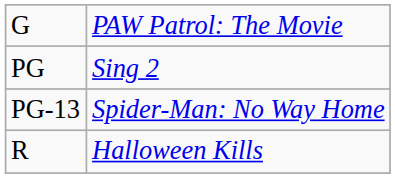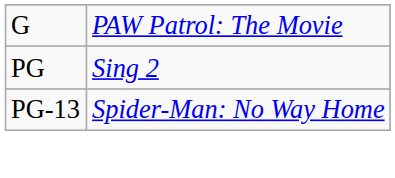- row: (20, 151)
